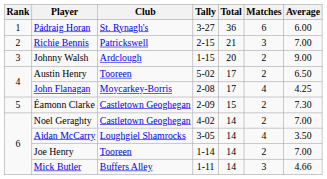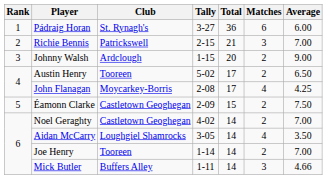(303, 105) 7.30 -> (303, 105) 7.50
